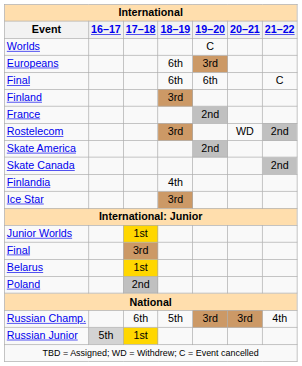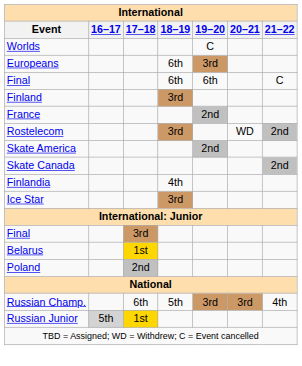- row: (39, 234)
